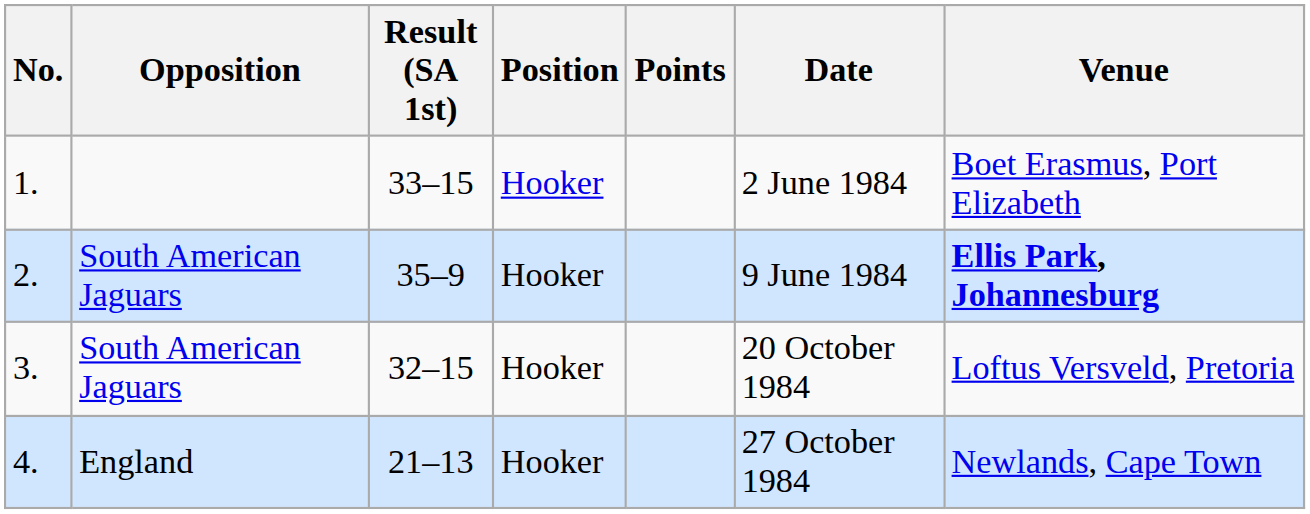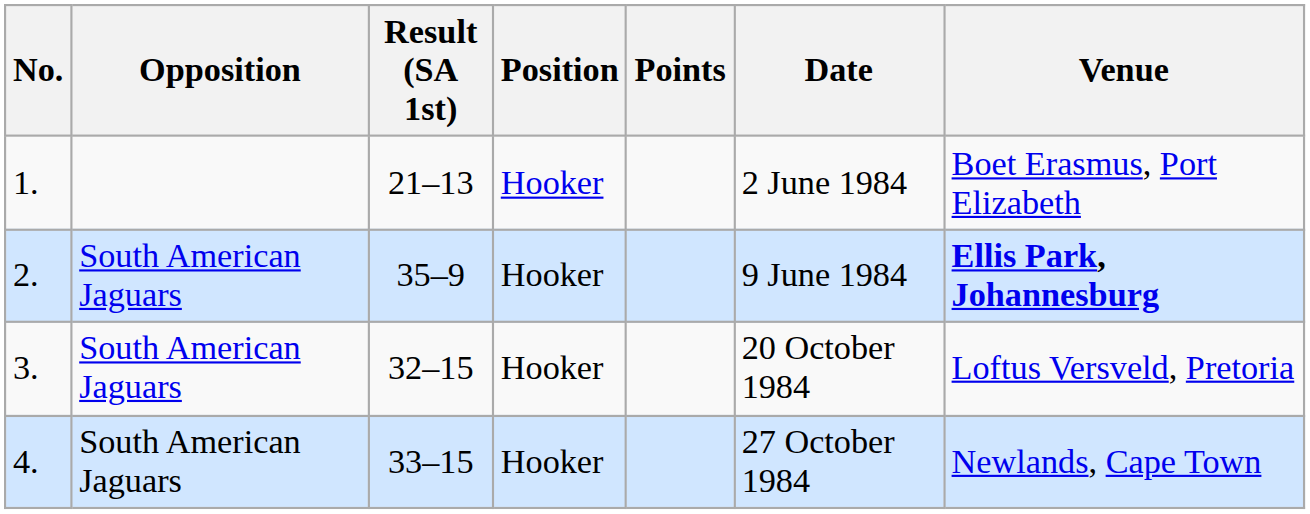(431, 182) 33–15 -> (431, 182) 21–13
(136, 460) England -> (190, 460) South American Jaguars
(431, 460) 21–13 -> (431, 460) 33–15
